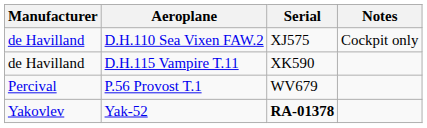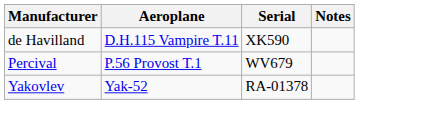- row: (184, 39)
(302, 110) bold -> (277, 87) normal
